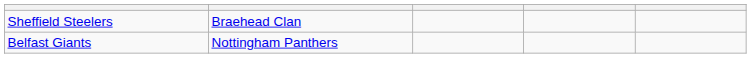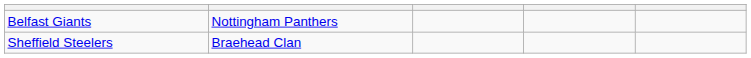rows swapped: (49, 42) <-> (60, 21)
